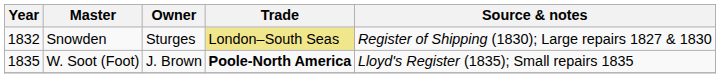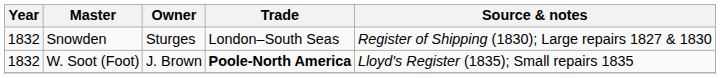(274, 38) khaki background -> (274, 38) no background
(24, 61) 1835 -> (24, 61) 1832
